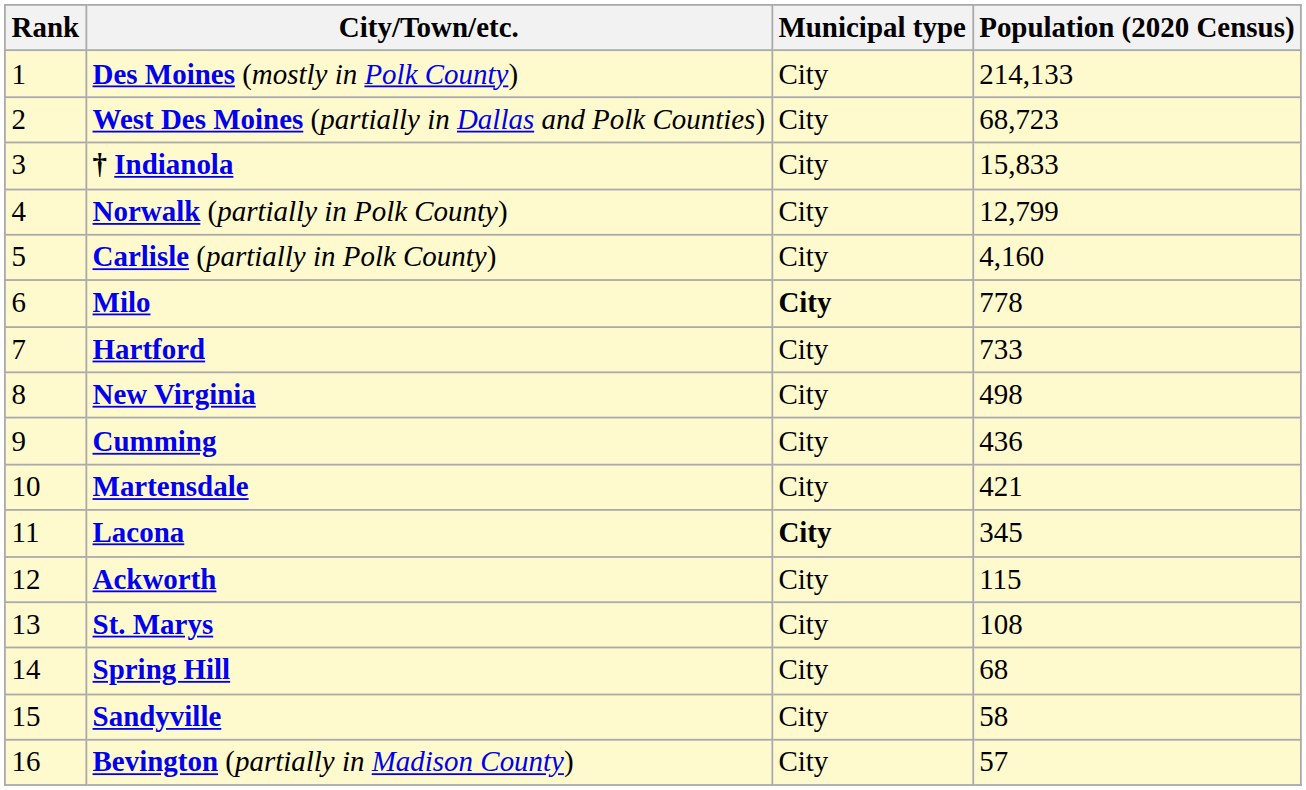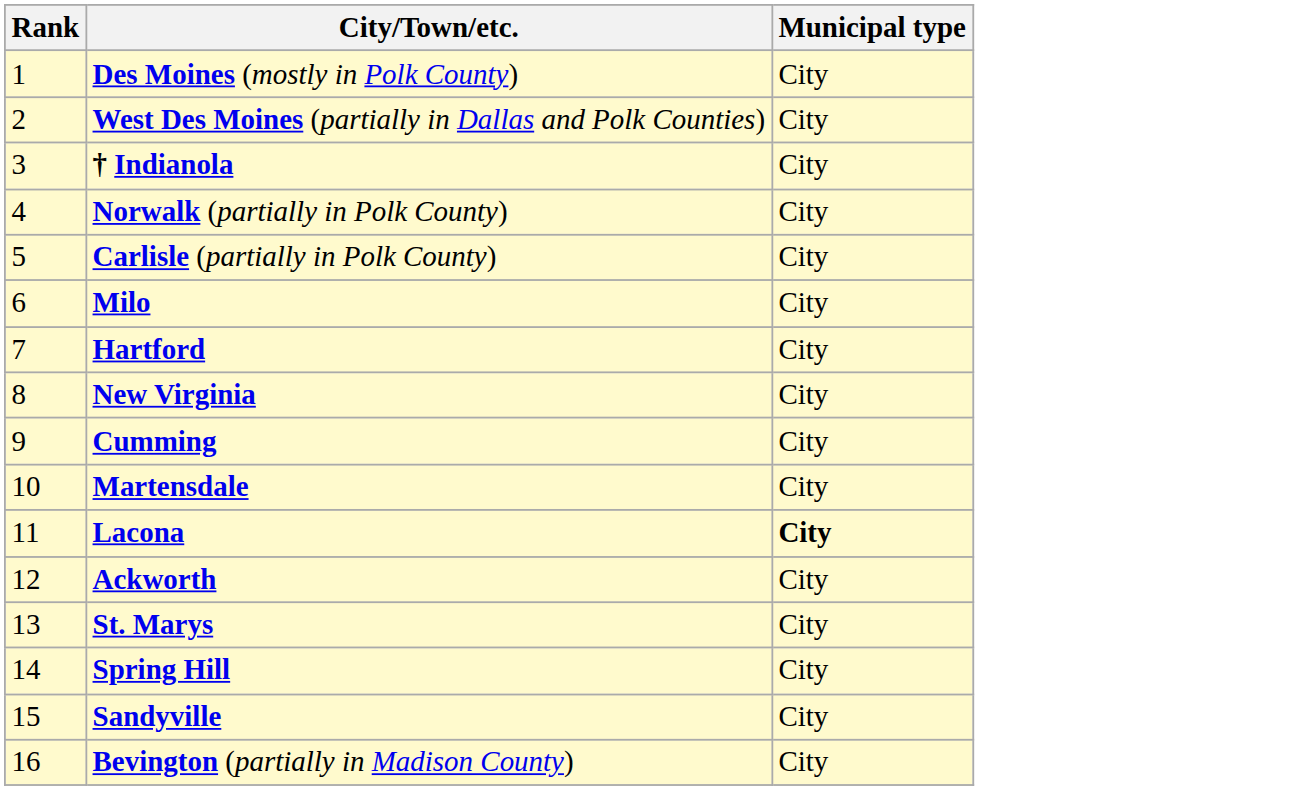- column: (1137, 27)
(805, 303) bold -> (803, 303) normal
